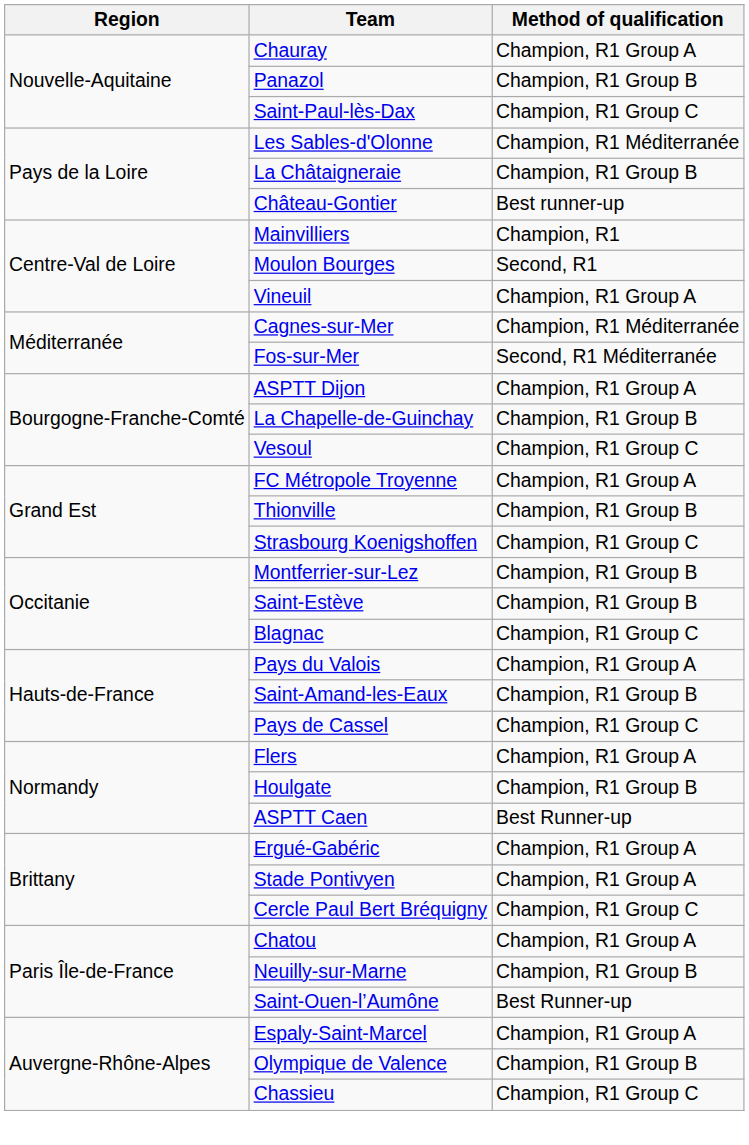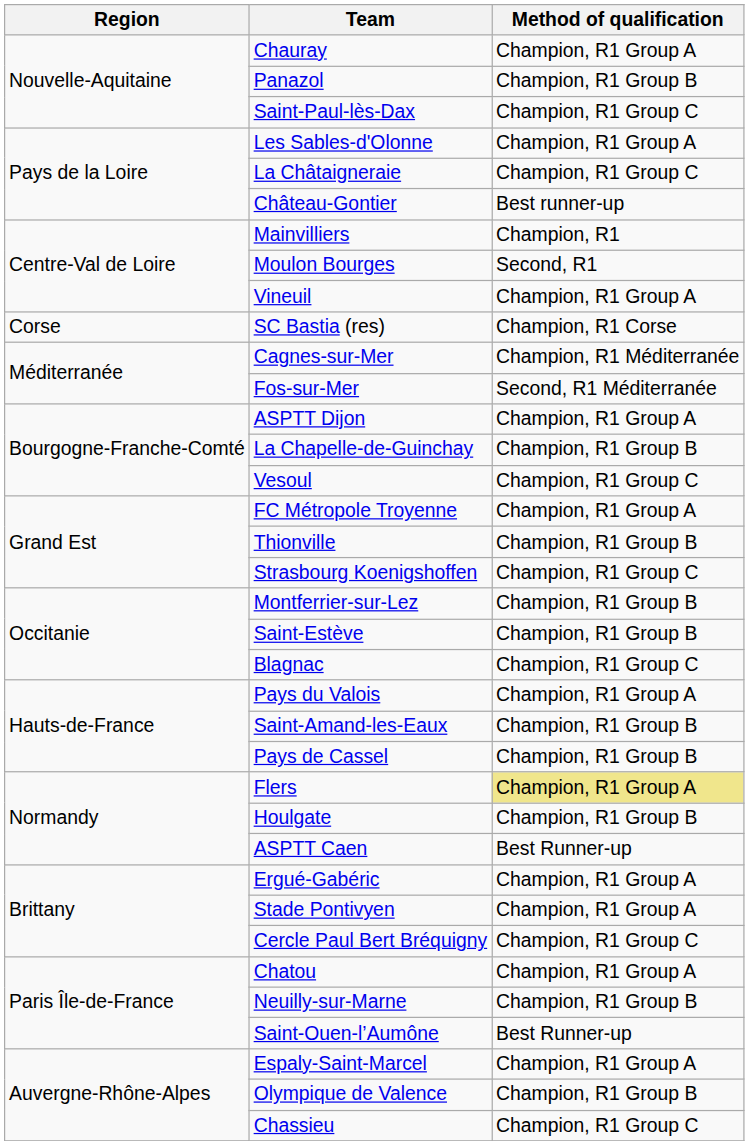(618, 142) Champion, R1 Méditerranée -> (596, 142) Champion, R1 Group A
(597, 173) Champion, R1 Group B -> (597, 173) Champion, R1 Group C
+ row: (319, 326)
(597, 726) Champion, R1 Group C -> (597, 756) Champion, R1 Group B
(596, 756) no background -> (596, 787) khaki background
